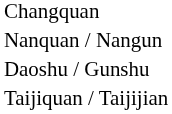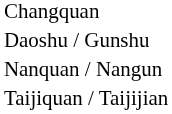rows swapped: (77, 69) <-> (83, 40)
